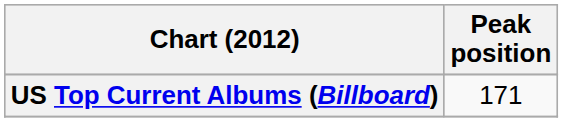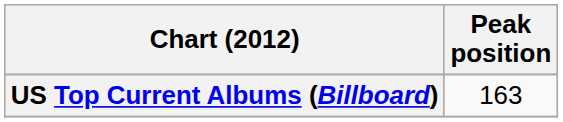(501, 95) 171 -> (501, 95) 163
